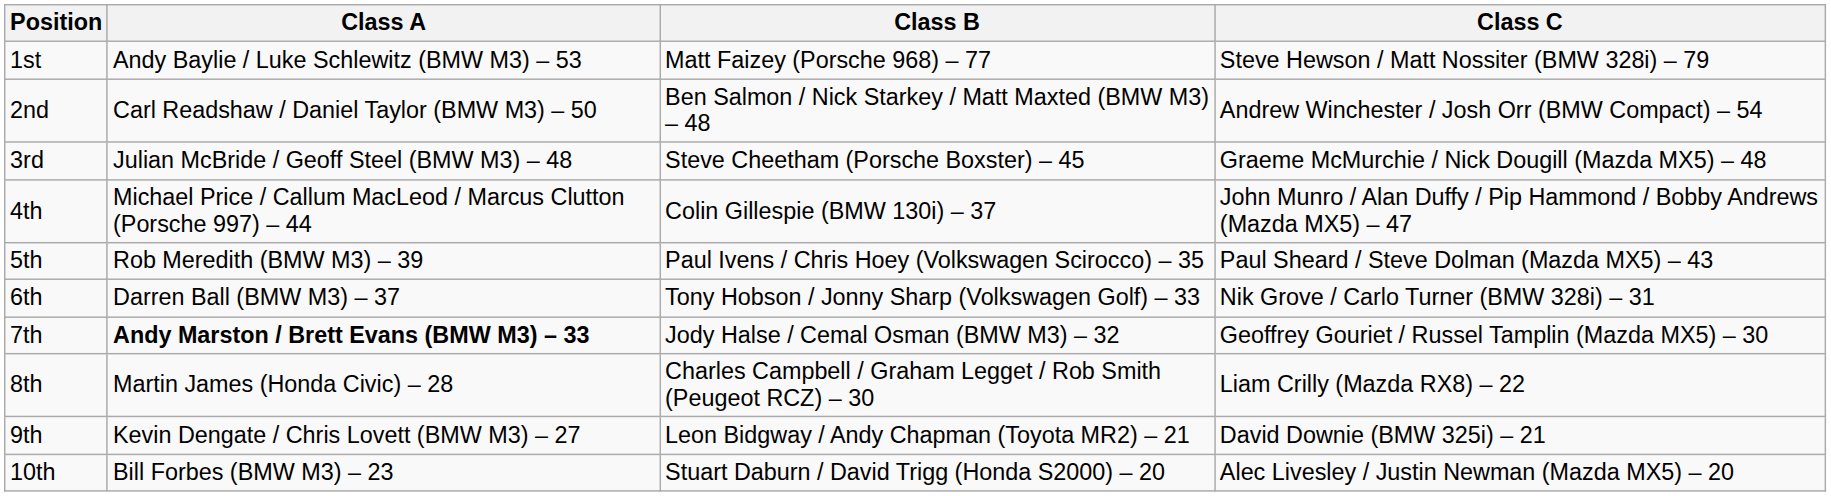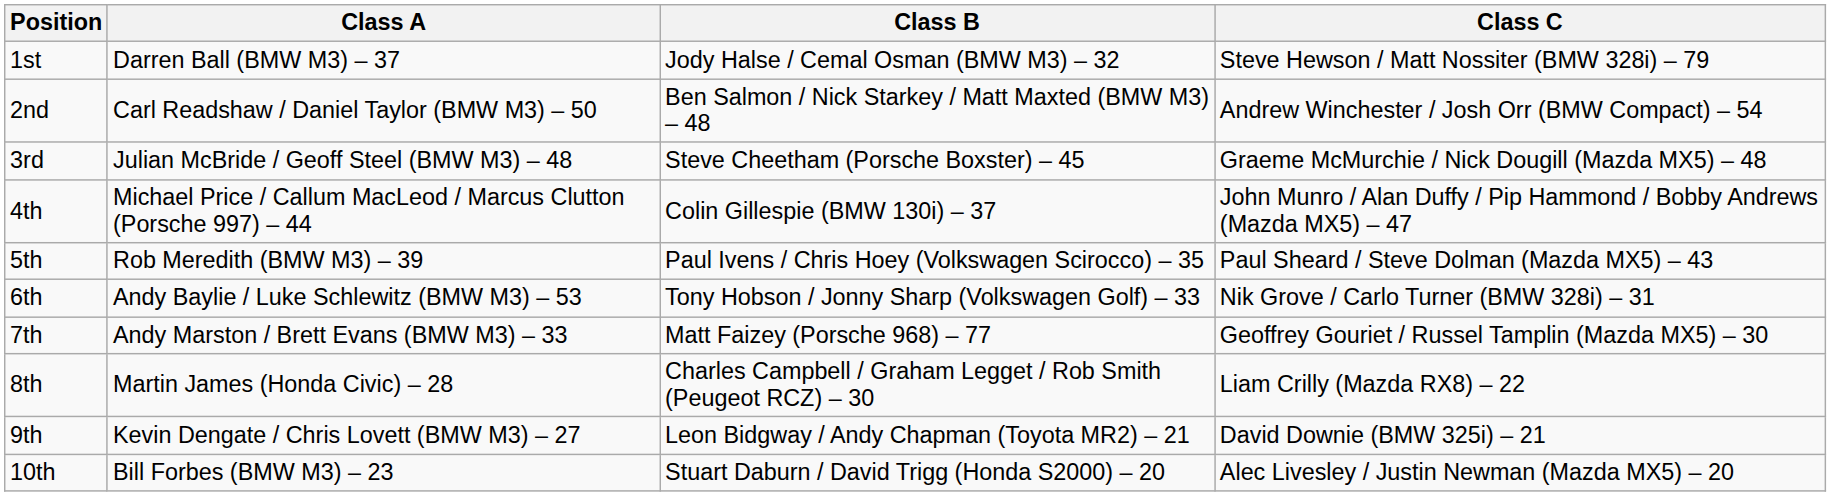(347, 60) Andy Baylie / Luke Schlewitz (BMW M3) – 53 -> (256, 60) Darren Ball (BMW M3) – 37
(828, 60) Matt Faizey (Porsche 968) – 77 -> (892, 60) Jody Halse / Cemal Osman (BMW M3) – 32
(256, 297) Darren Ball (BMW M3) – 37 -> (347, 297) Andy Baylie / Luke Schlewitz (BMW M3) – 53
(351, 334) bold -> (340, 334) normal
(892, 334) Jody Halse / Cemal Osman (BMW M3) – 32 -> (828, 334) Matt Faizey (Porsche 968) – 77
